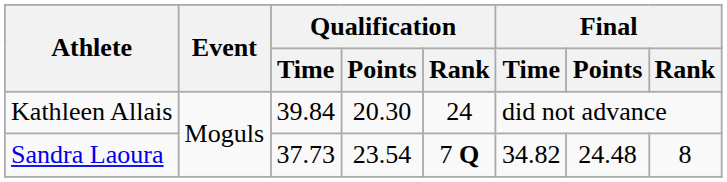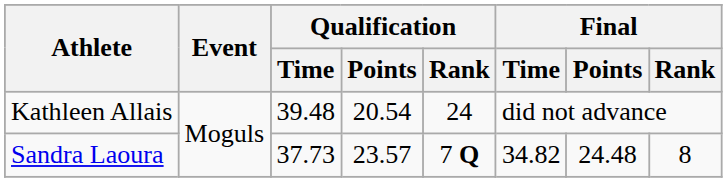(306, 112) 39.84 -> (306, 112) 39.48
(382, 112) 20.30 -> (382, 112) 20.54
(382, 155) 23.54 -> (382, 155) 23.57
